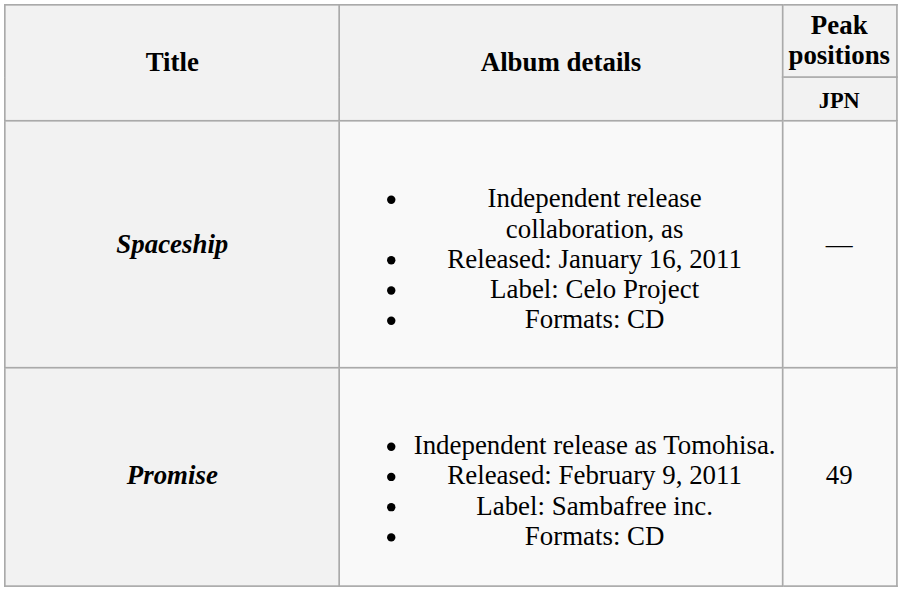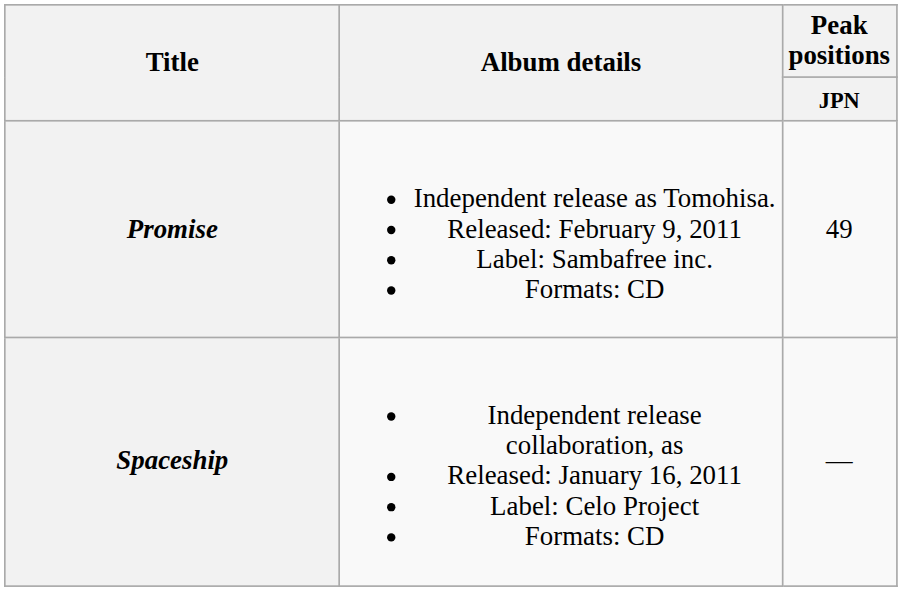rows swapped: (172, 243) <-> (172, 476)
